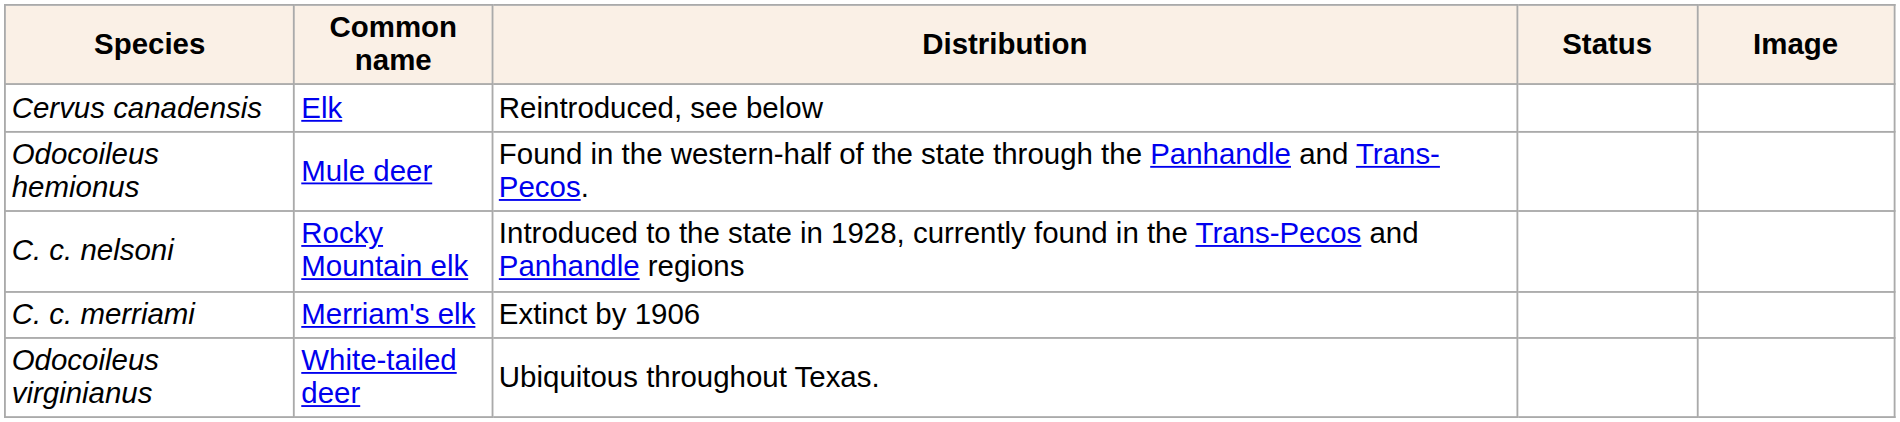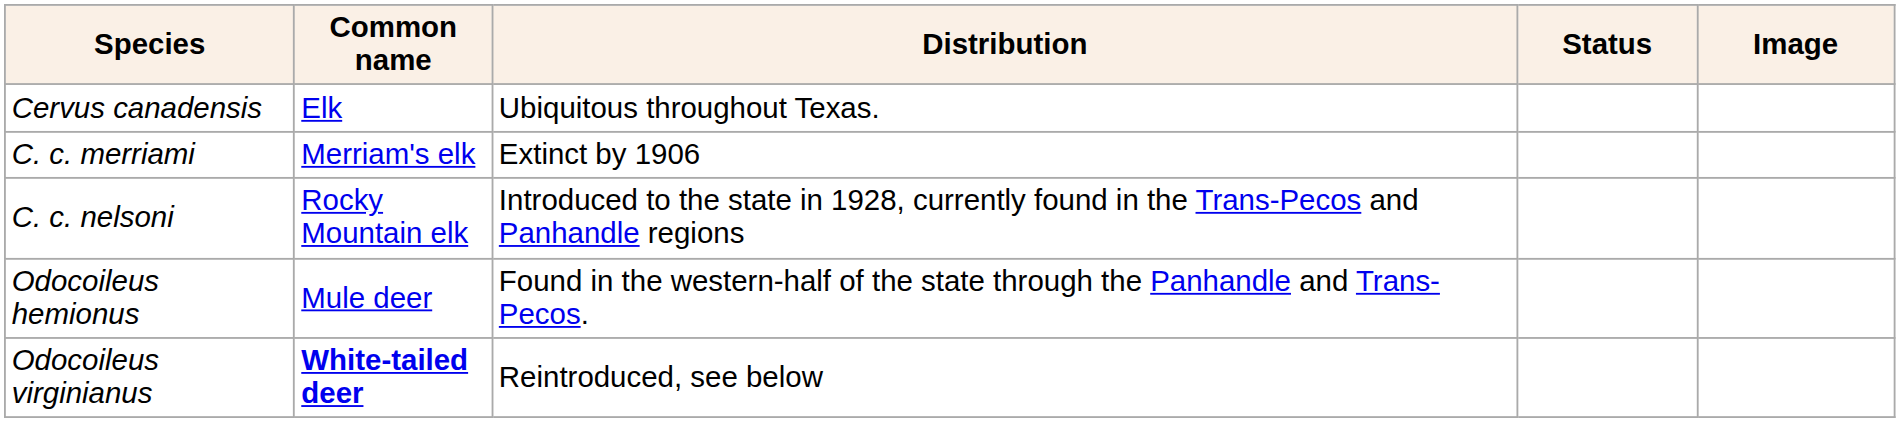(661, 107) Reintroduced, see below -> (689, 107) Ubiquitous throughout Texas.
rows swapped: (103, 313) <-> (85, 170)
(379, 377) normal -> (385, 377) bold
(689, 377) Ubiquitous throughout Texas. -> (661, 377) Reintroduced, see below
